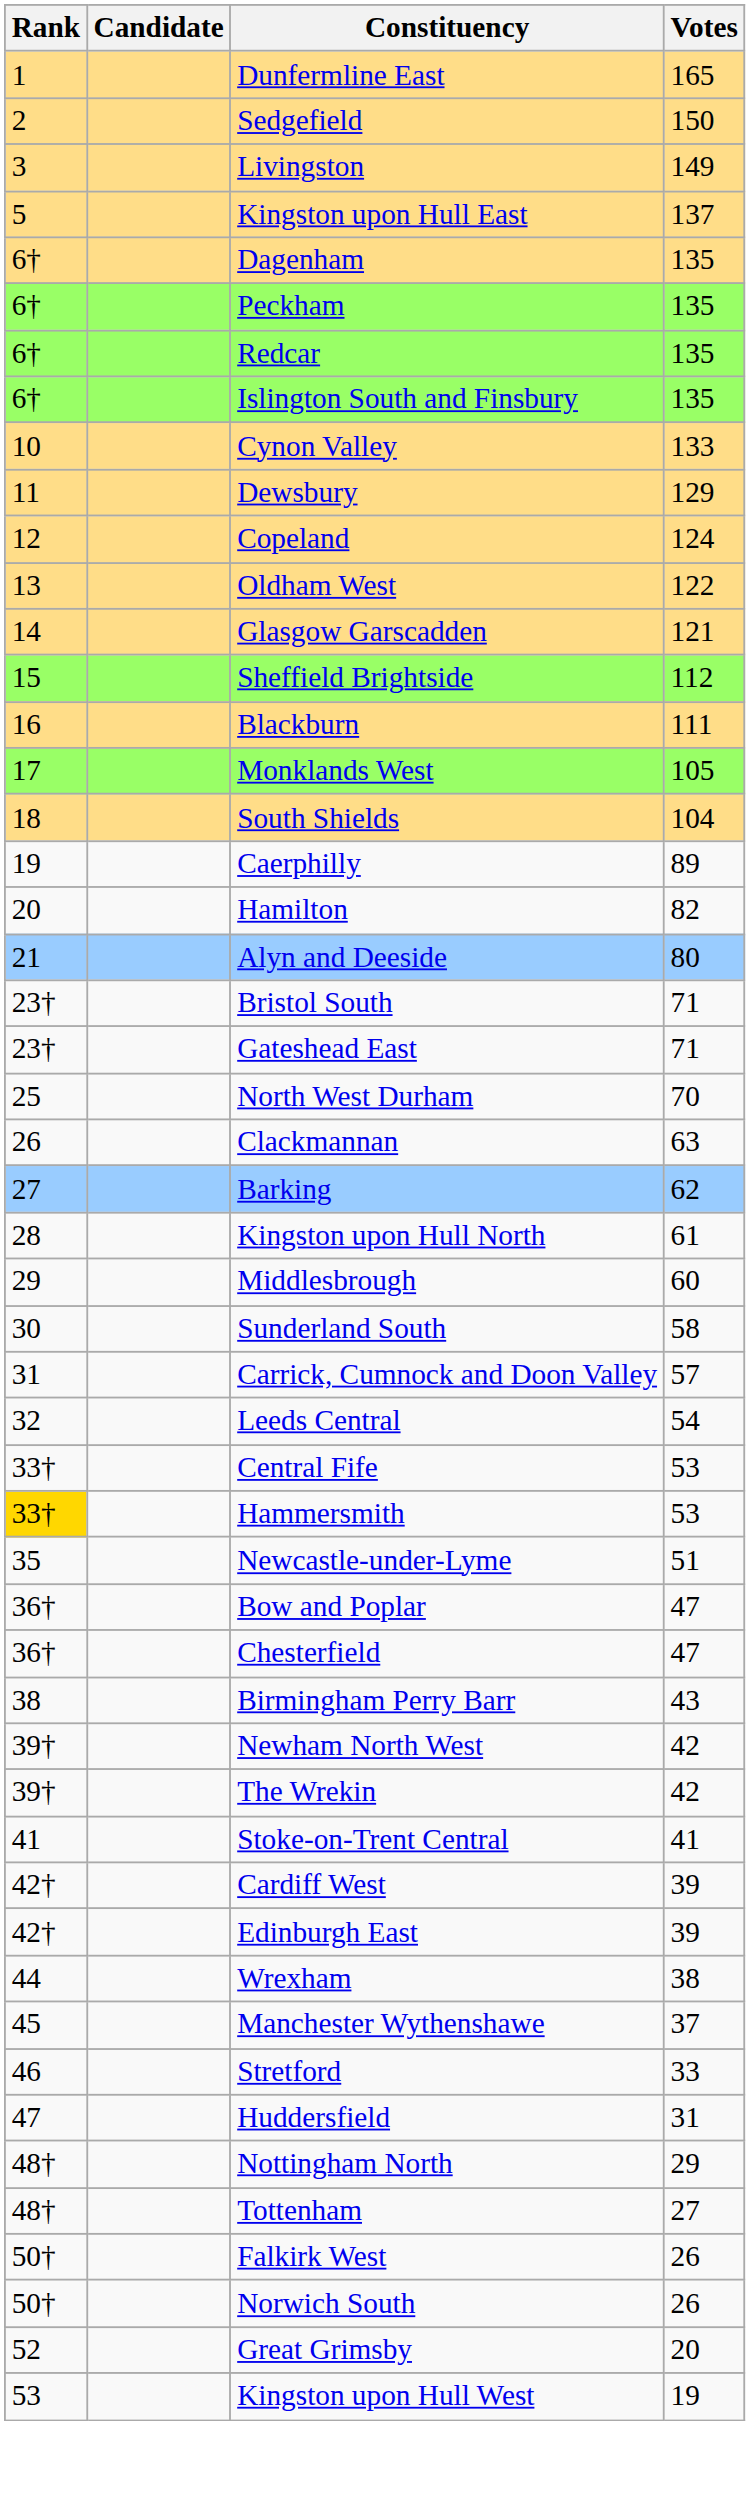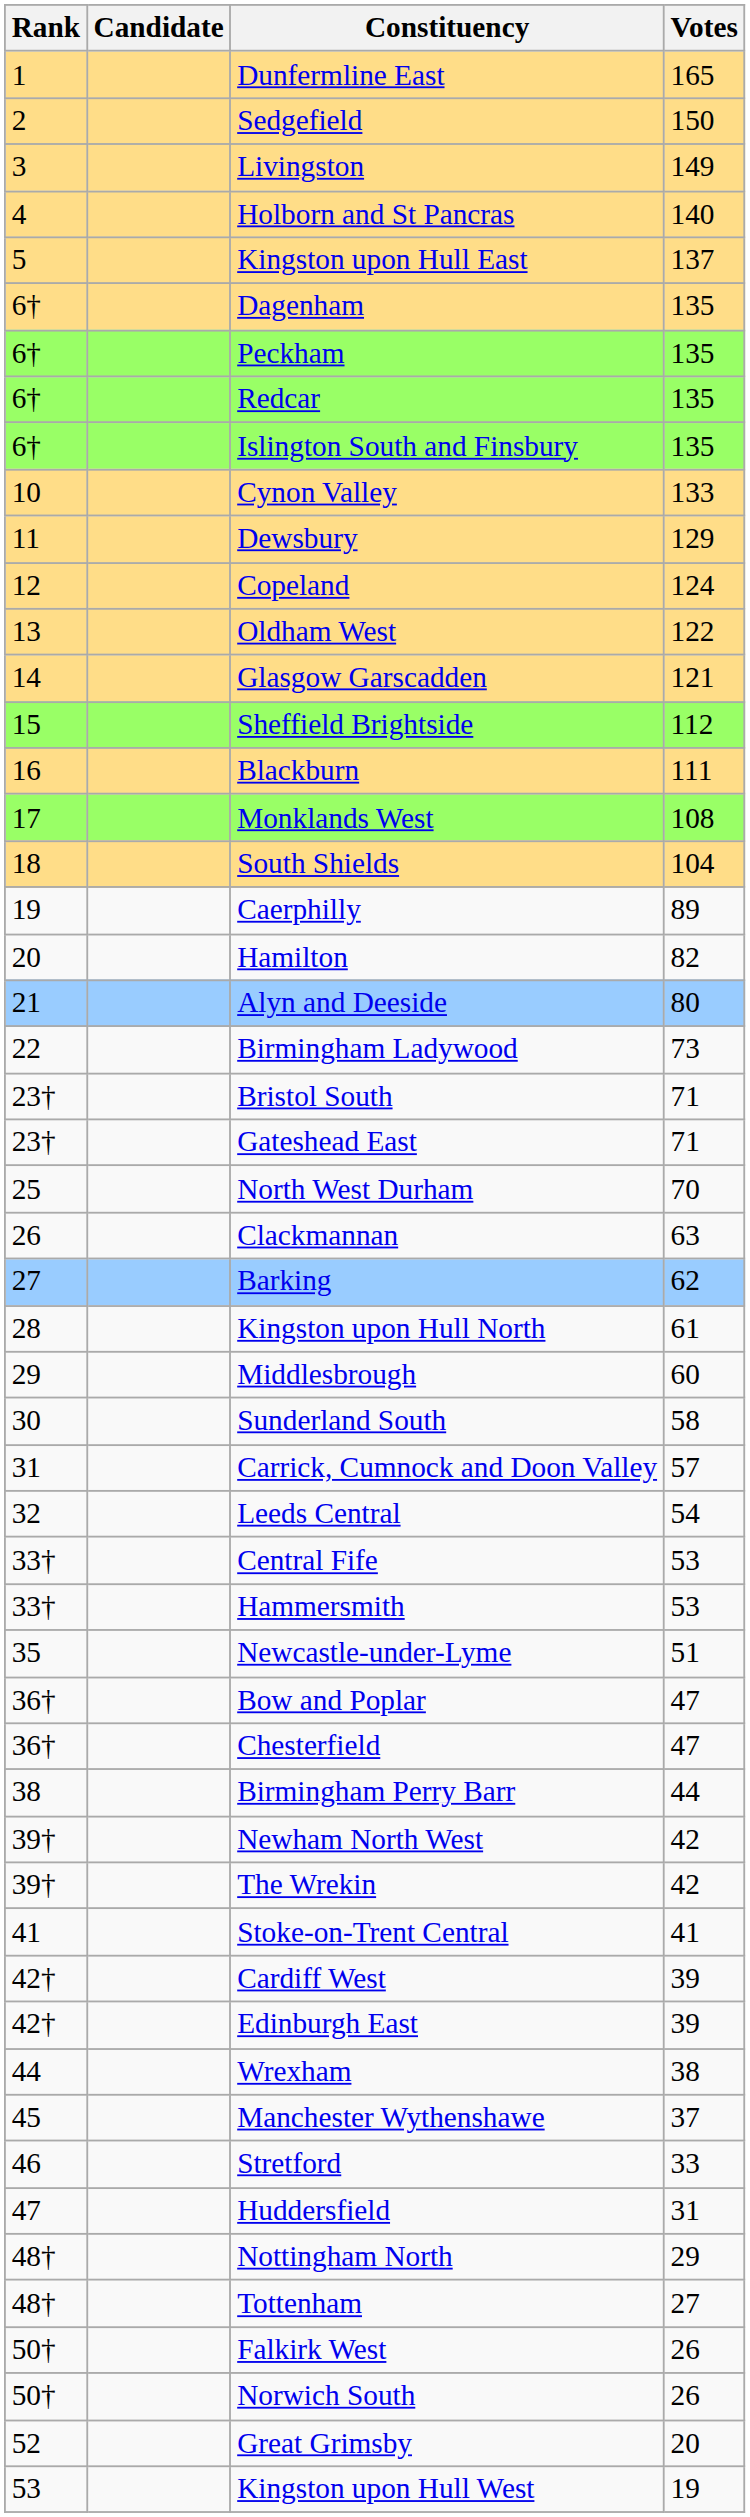+ row: (376, 213)
(693, 770) 105 -> (693, 817) 108
+ row: (377, 1049)
(34, 1513) gold background -> (34, 1606) no background
(685, 1699) 43 -> (685, 1792) 44
